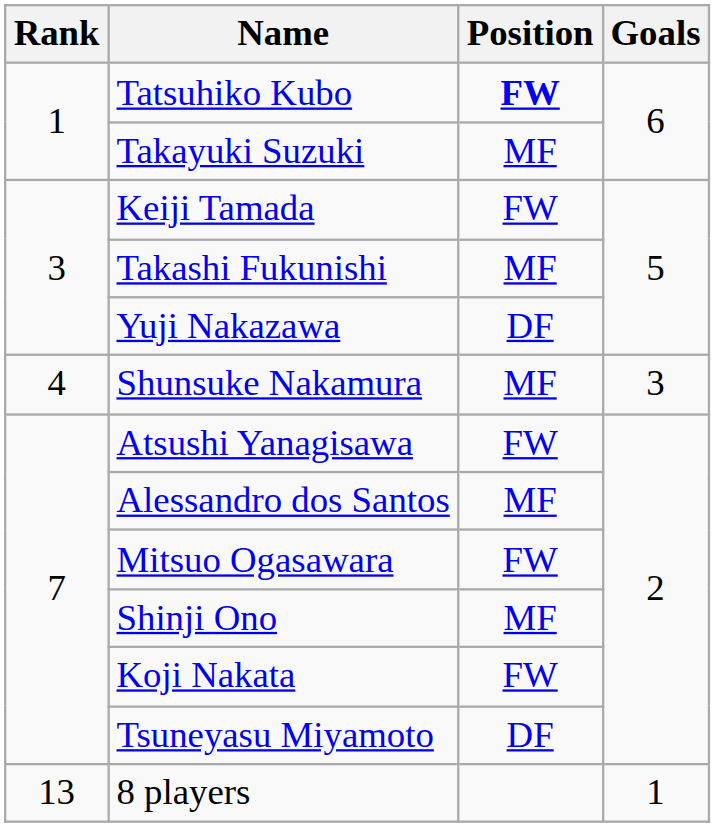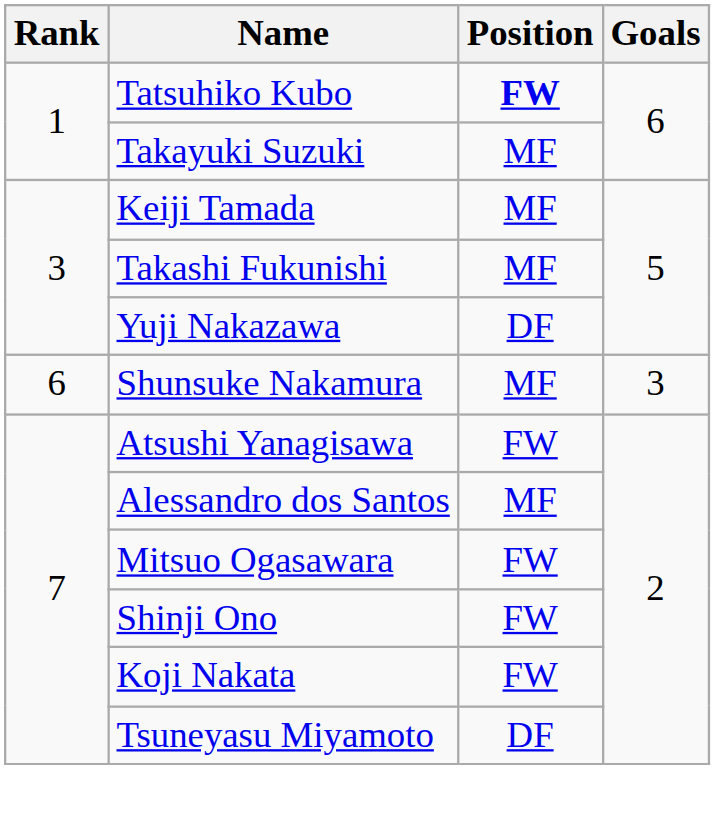(530, 208) FW -> (530, 208) MF
(57, 383) 4 -> (57, 383) 6
(530, 617) MF -> (530, 617) FW
- row: (183, 792)
